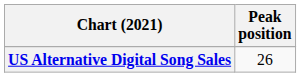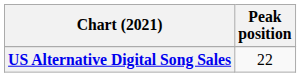(265, 59) 26 -> (265, 59) 22
